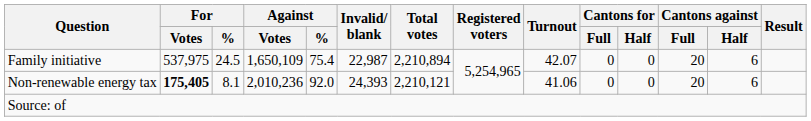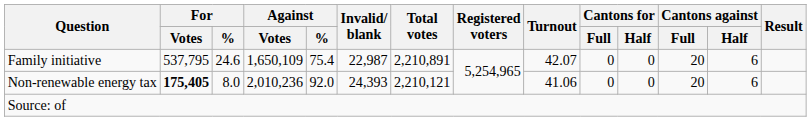(186, 60) 537,975 -> (186, 60) 537,795
(228, 60) 24.5 -> (228, 60) 24.6
(422, 60) 2,210,894 -> (422, 60) 2,210,891
(231, 82) 8.1 -> (231, 82) 8.0
